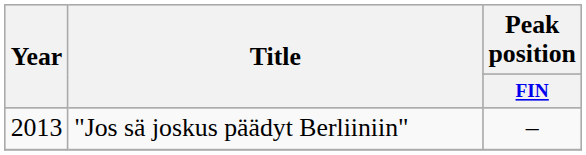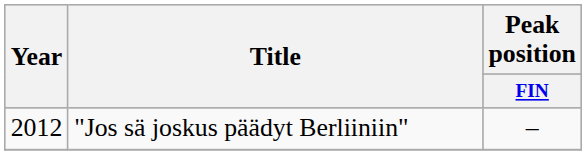(37, 128) 2013 -> (37, 128) 2012
